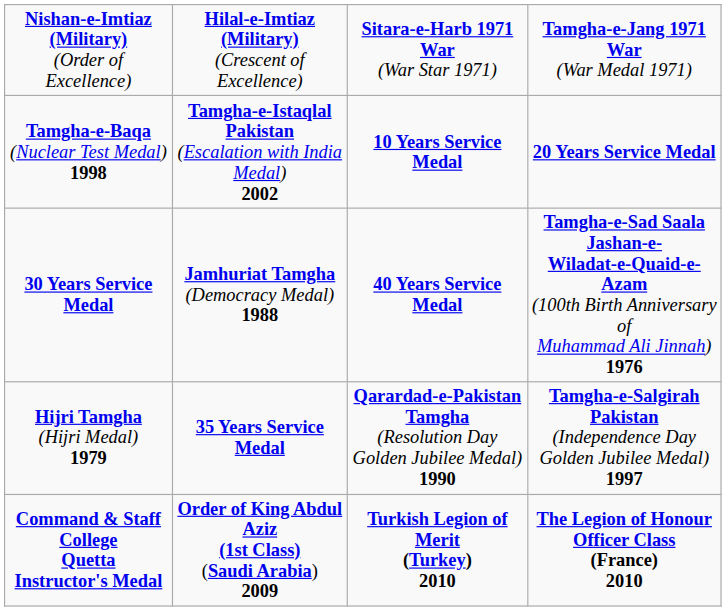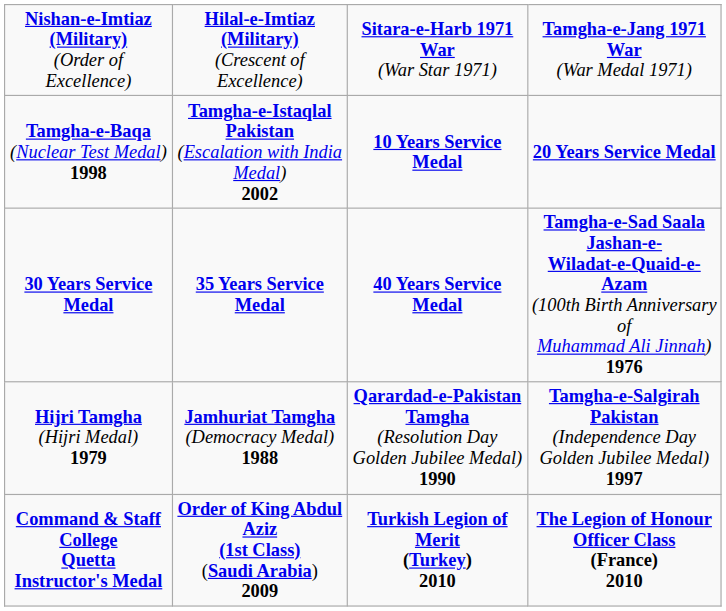(260, 294) Jamhuriat Tamgha (Democracy Medal) 1988 -> (260, 294) 35 Years Service Medal
(260, 437) 35 Years Service Medal -> (260, 437) Jamhuriat Tamgha (Democracy Medal) 1988
